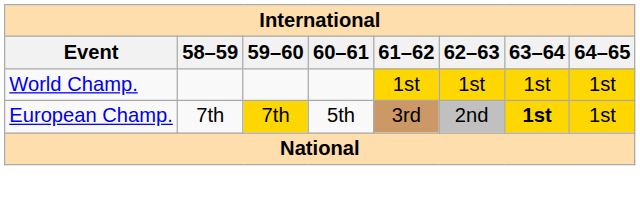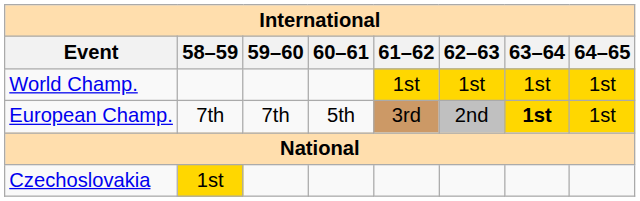(276, 116) gold background -> (276, 116) no background
+ row: (80, 180)
